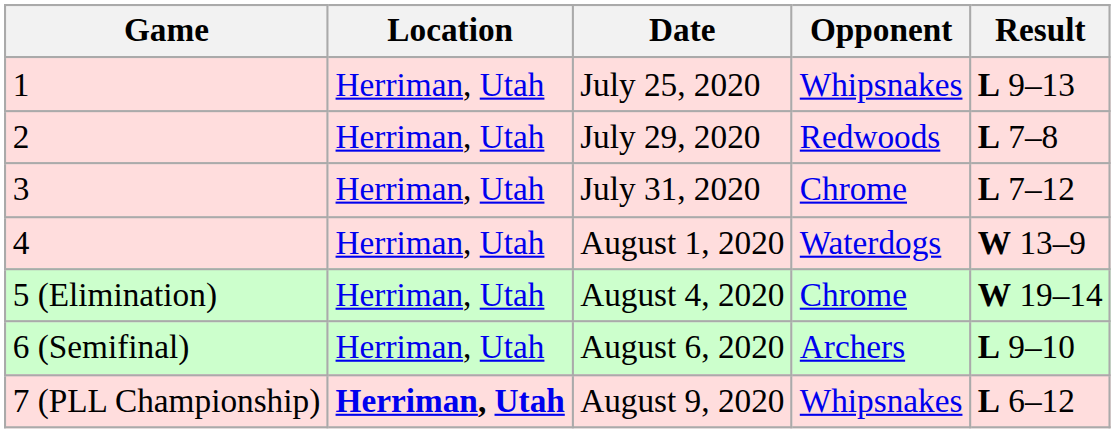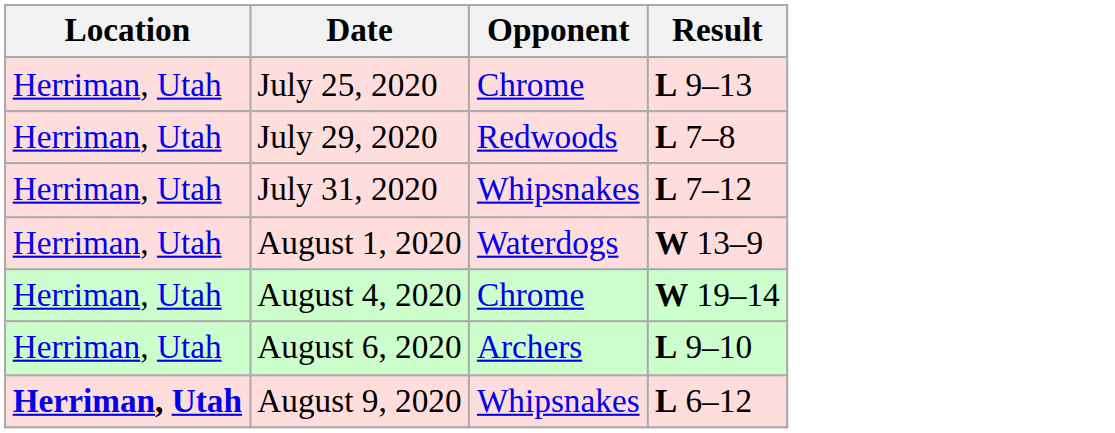- column: (166, 30)
(881, 83) Whipsnakes -> (531, 83) Chrome
(853, 189) Chrome -> (558, 189) Whipsnakes
